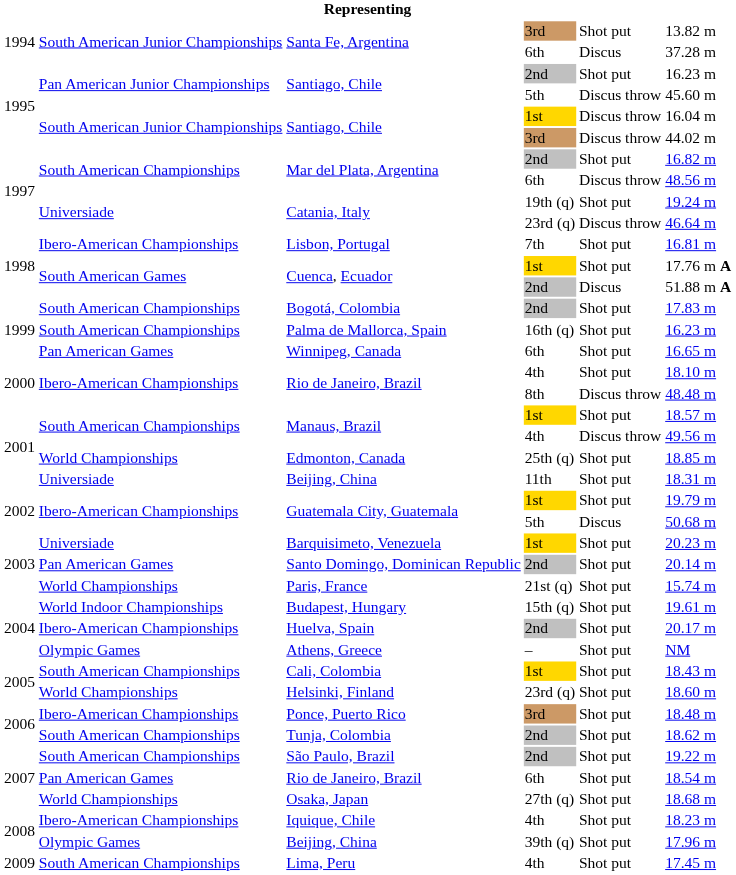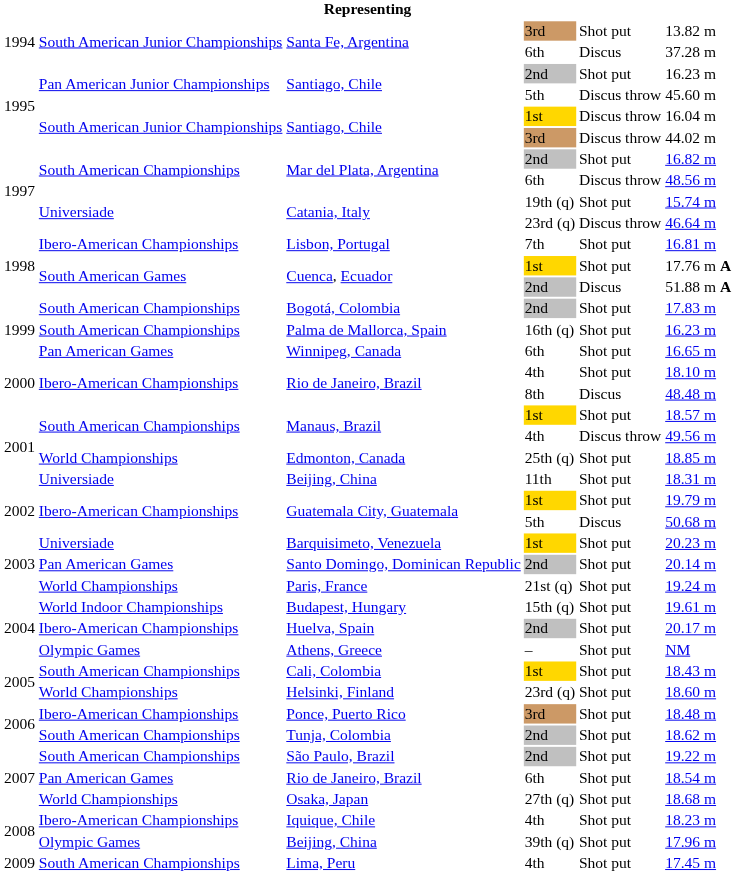(691, 201) 19.24 m -> (691, 201) 15.74 m
(620, 393) Discus throw -> (600, 393) Discus
(691, 585) 15.74 m -> (691, 585) 19.24 m
